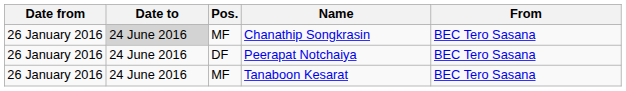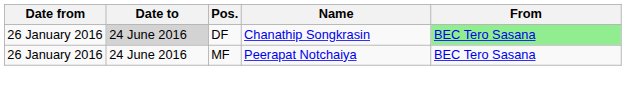(220, 34) MF -> (220, 34) DF
(485, 34) no background -> (485, 34) lightgreen background
(220, 55) DF -> (220, 55) MF
- row: (296, 75)
